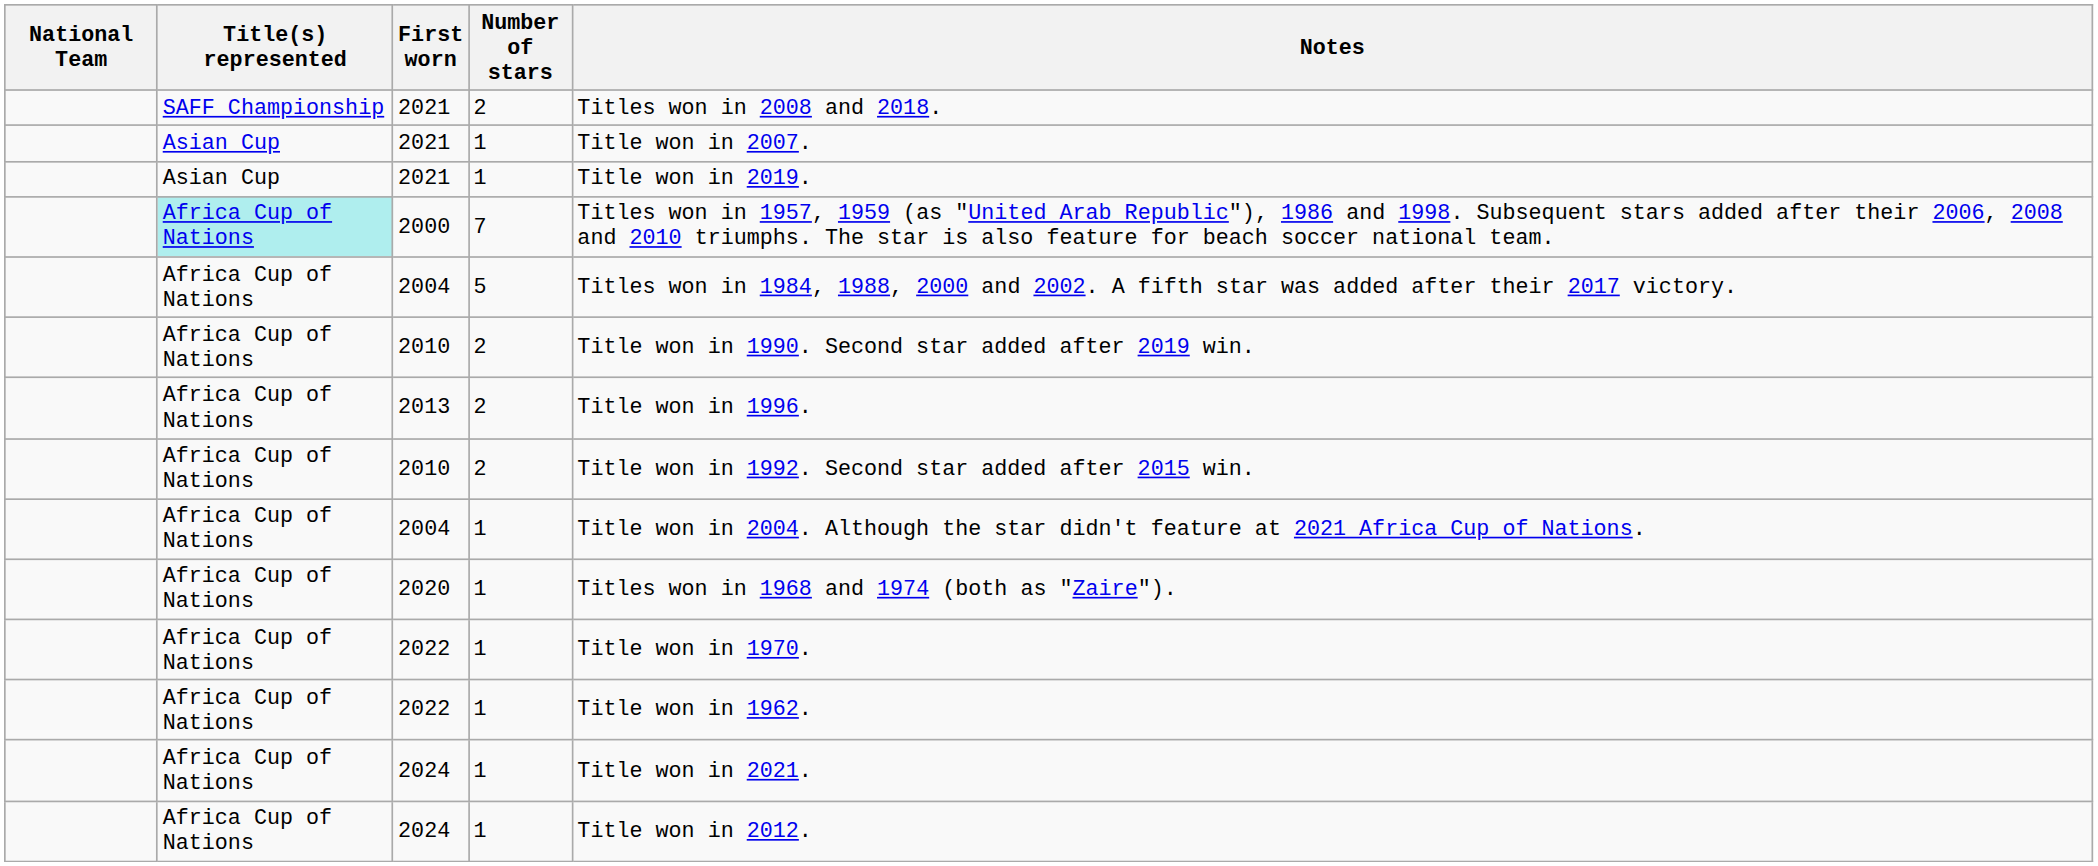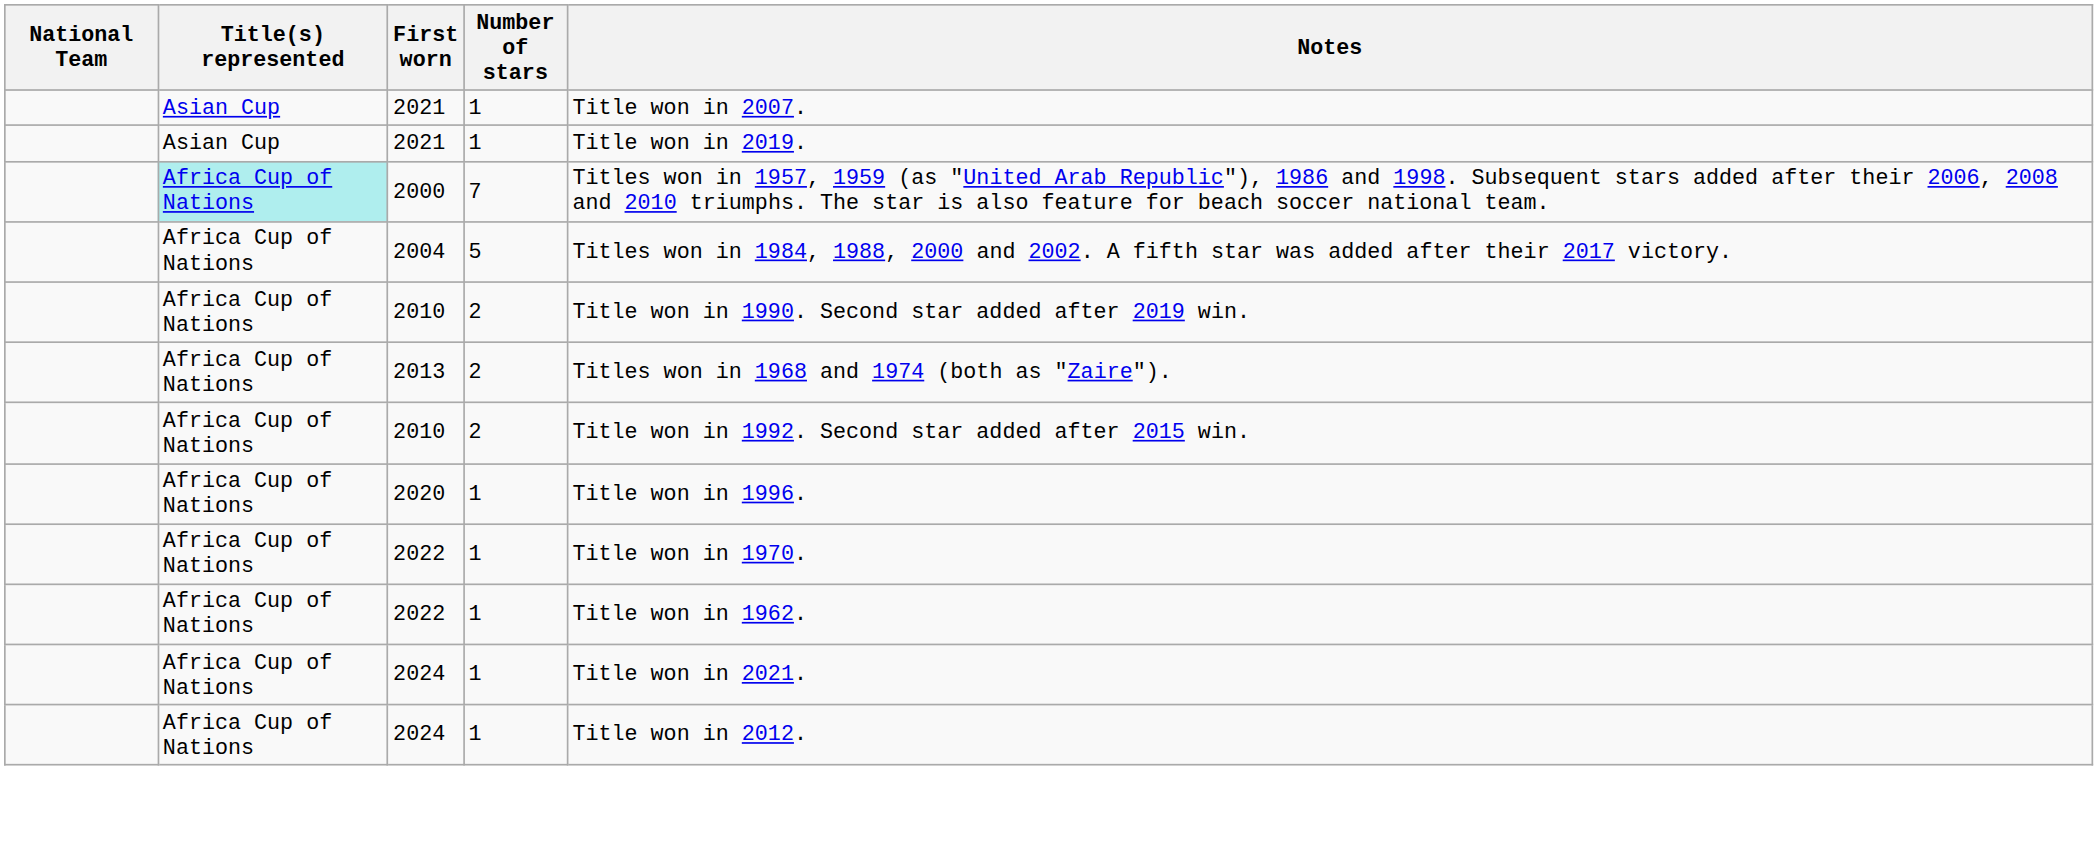- row: (424, 108)
(695, 408) Title won in 1996. -> (872, 373) Titles won in 1968 and 1974 (both as "Zaire").
- row: (424, 529)
(877, 589) Titles won in 1968 and 1974 (both as "Zaire"). -> (690, 493) Title won in 1996.
